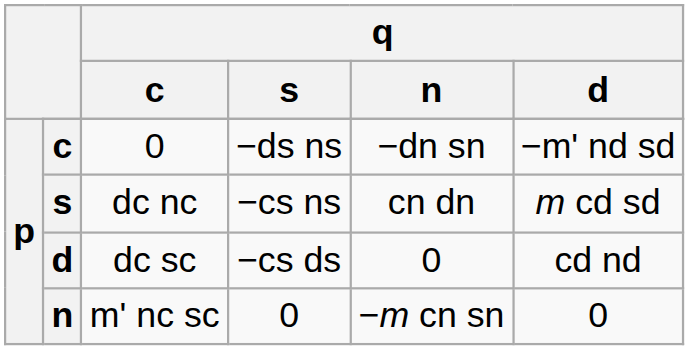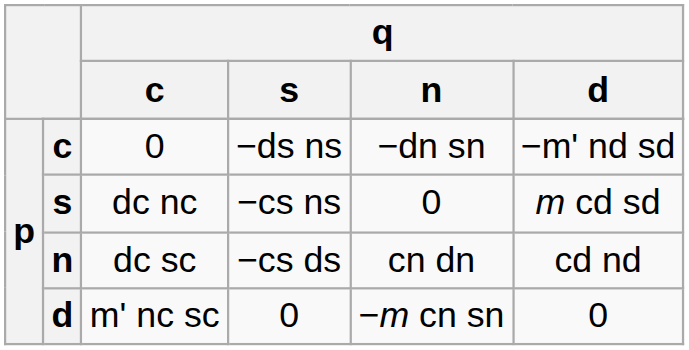(431, 202) cn dn -> (431, 202) 0
(63, 259) d -> (63, 259) n
(431, 259) 0 -> (431, 259) cn dn
(63, 315) n -> (63, 315) d
